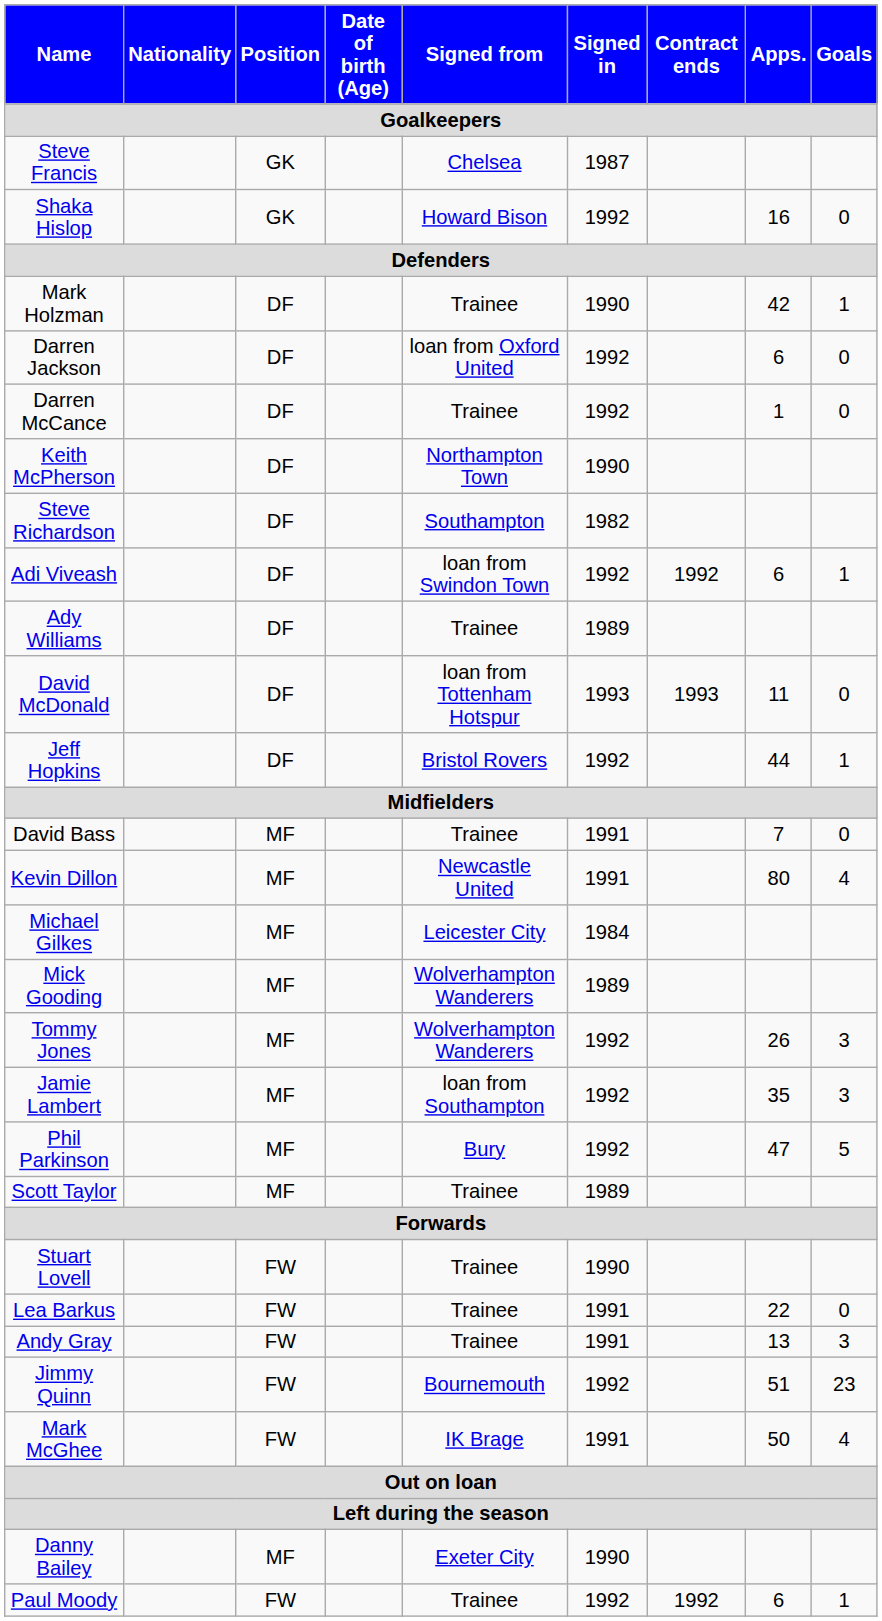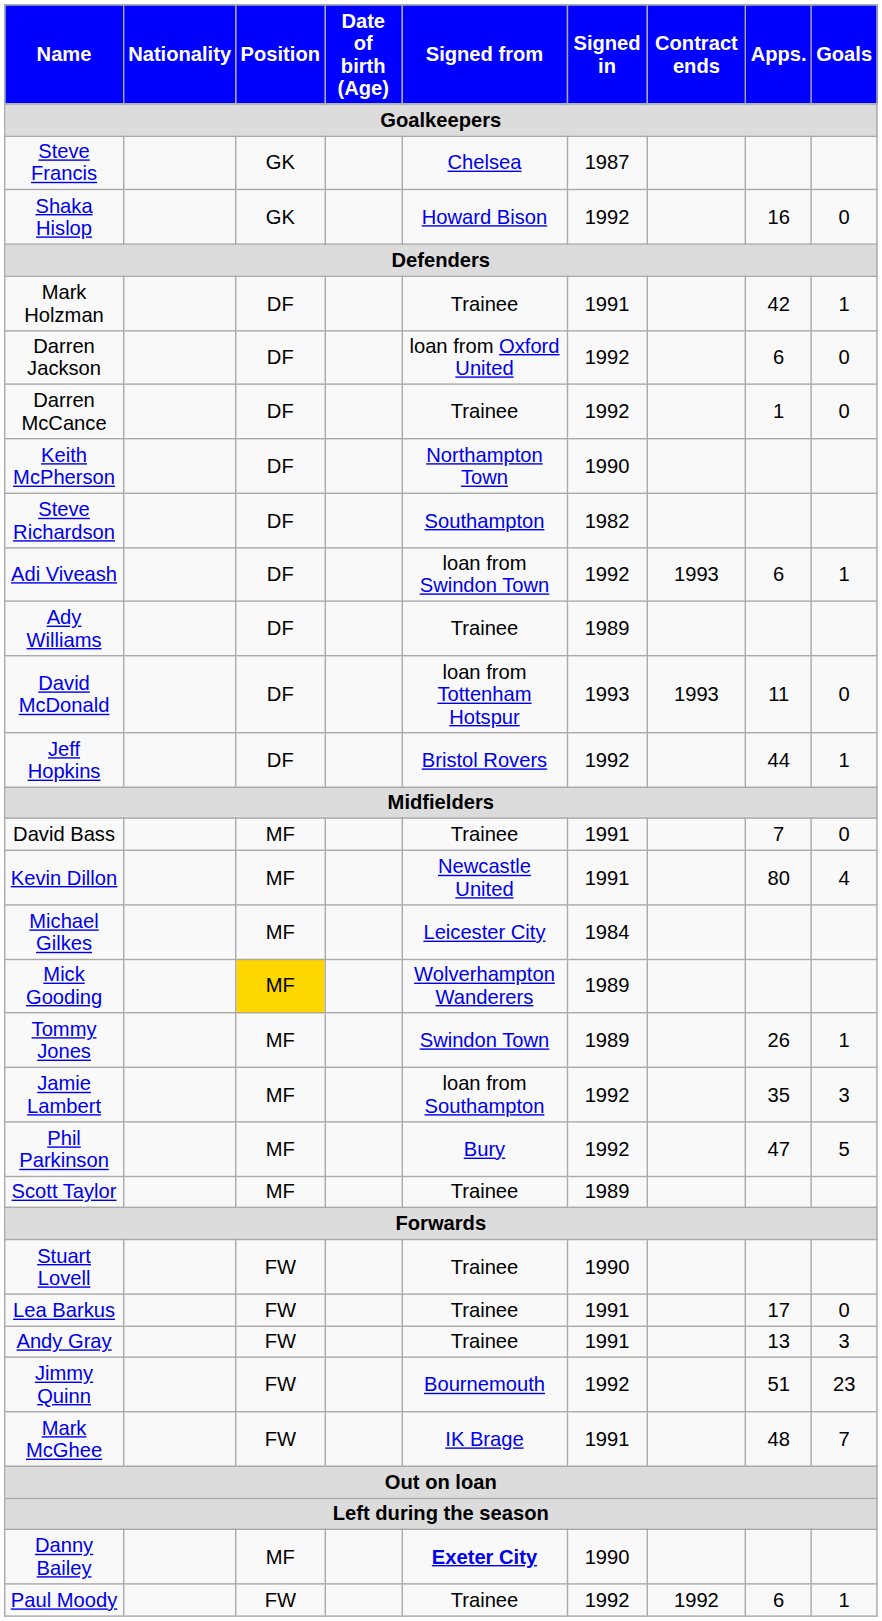(607, 303) 1990 -> (607, 303) 1991
(696, 575) 1992 -> (696, 575) 1993
(280, 986) no background -> (280, 986) gold background
(484, 1041) Wolverhampton Wanderers -> (484, 1041) Swindon Town
(607, 1041) 1992 -> (607, 1041) 1989
(844, 1041) 3 -> (844, 1041) 1
(779, 1310) 22 -> (779, 1310) 17
(779, 1439) 50 -> (779, 1439) 48
(844, 1439) 4 -> (844, 1439) 7
(484, 1557) normal -> (484, 1557) bold
